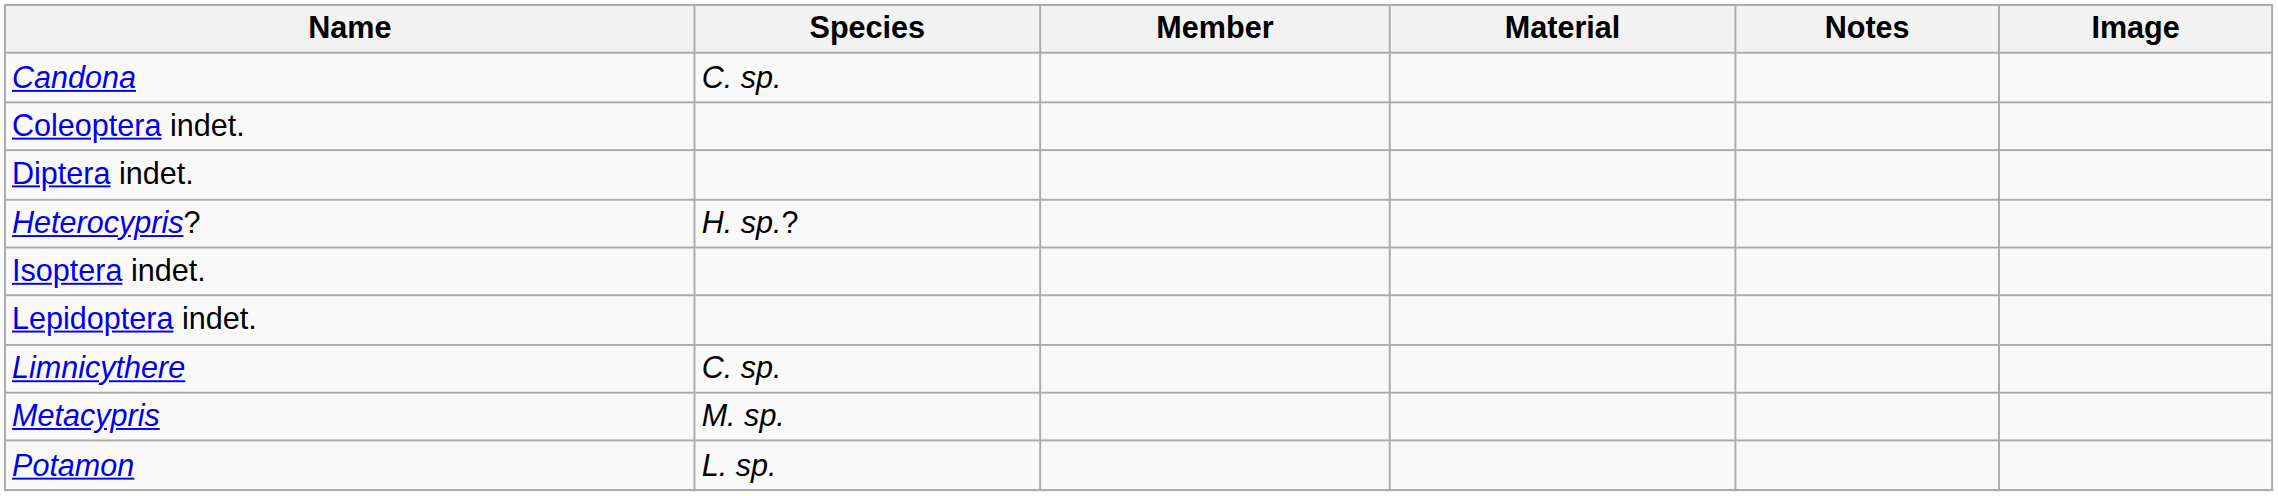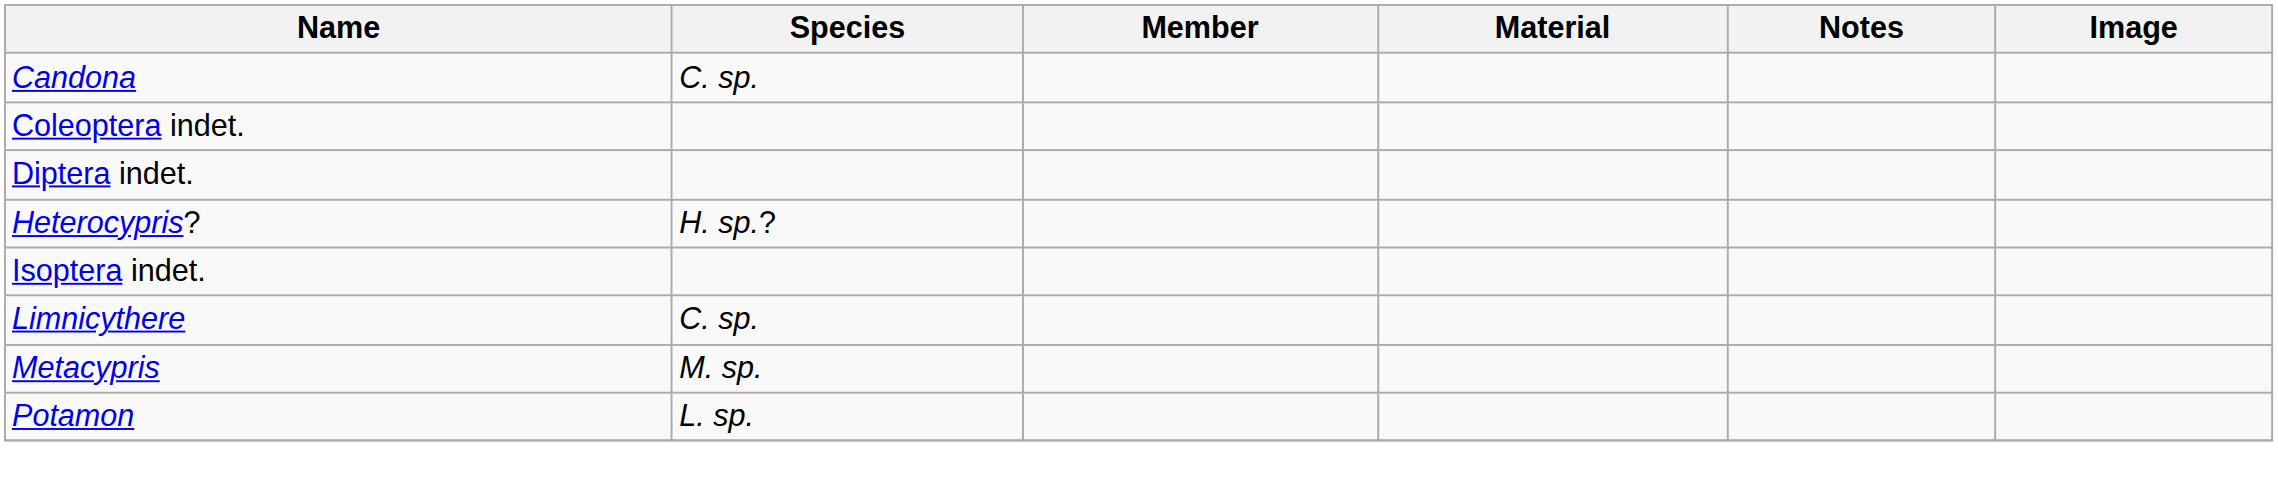- row: (134, 319)
